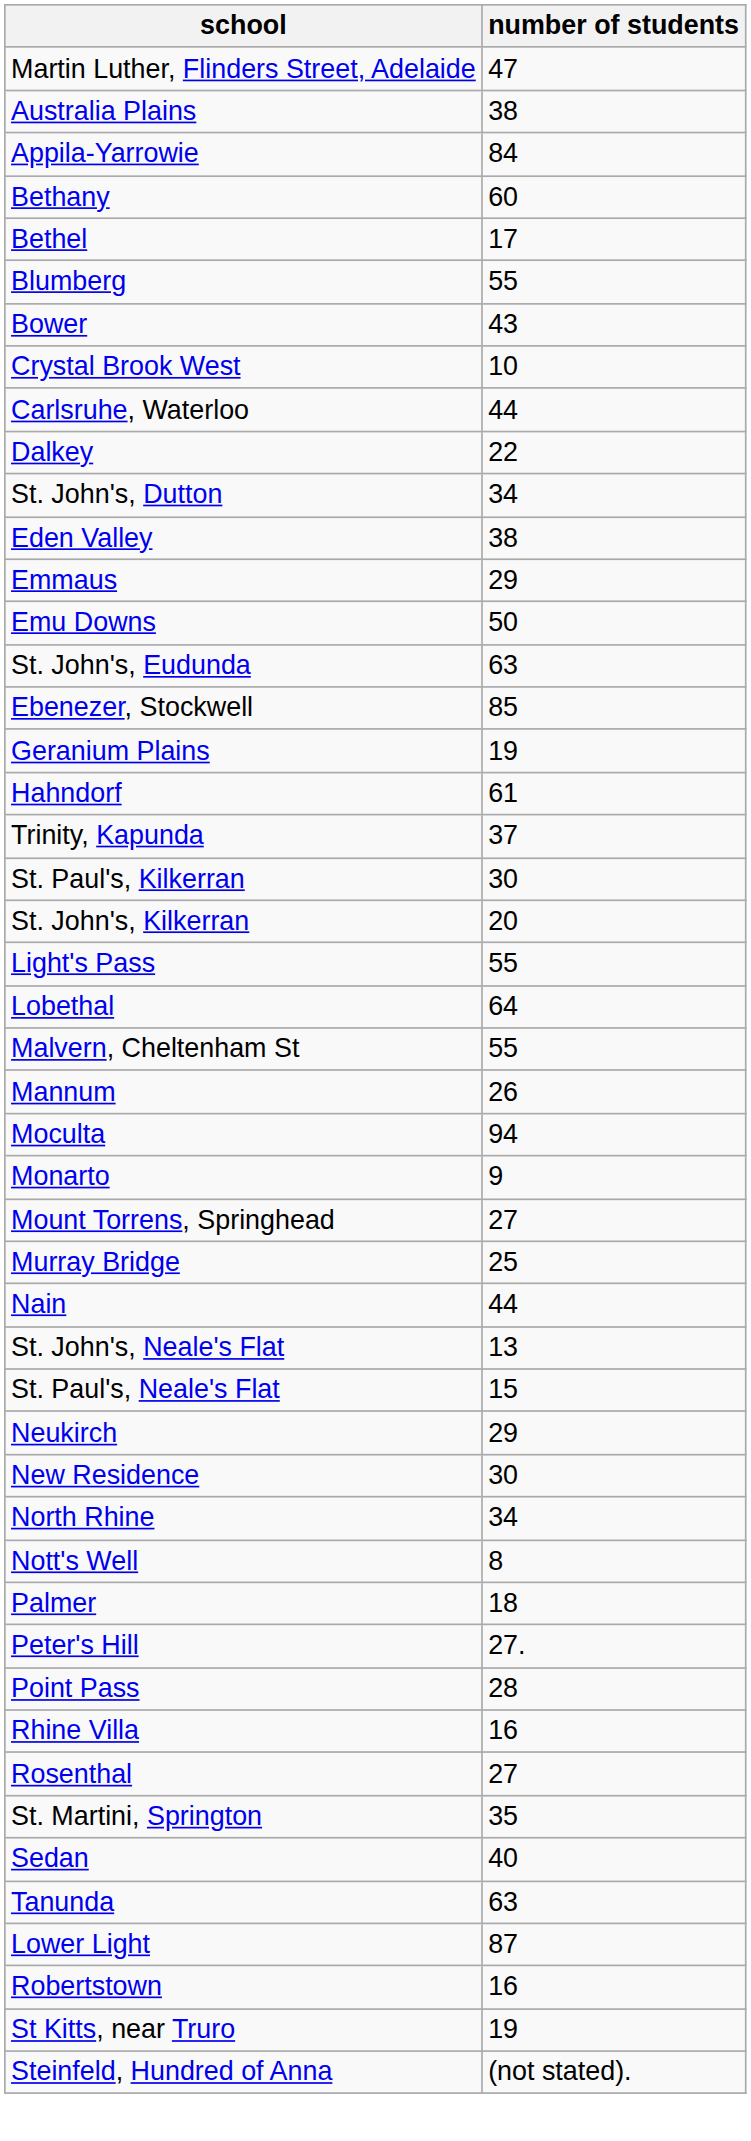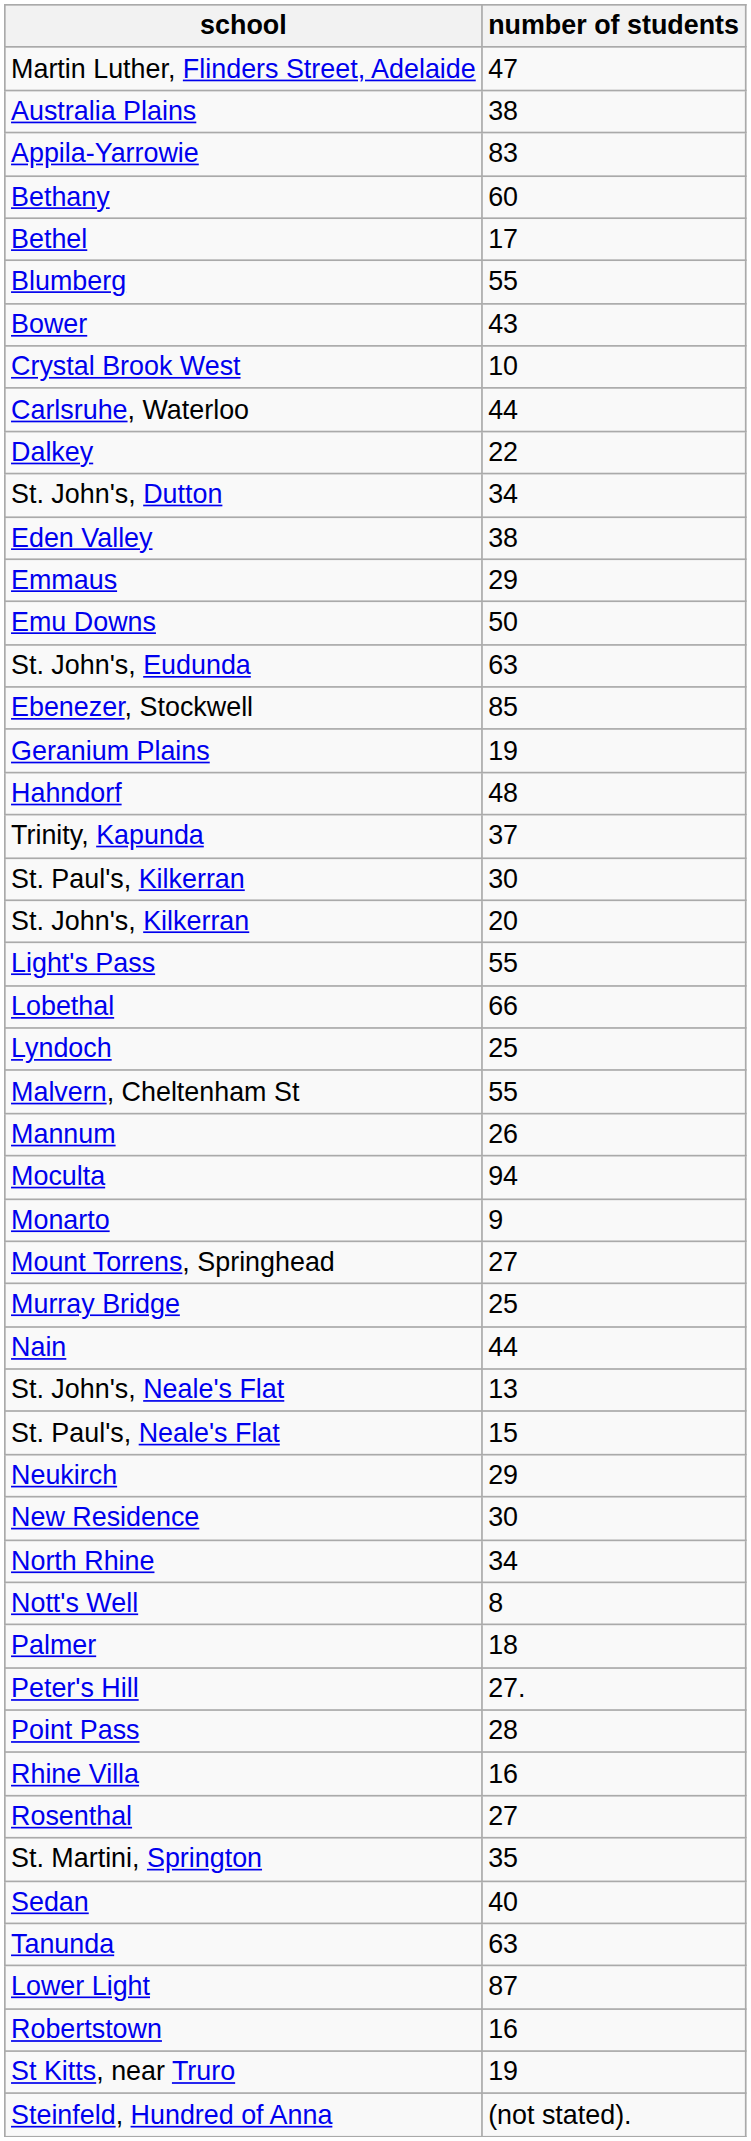(503, 153) 84 -> (503, 153) 83
(503, 793) 61 -> (503, 793) 48
(503, 1006) 64 -> (503, 1006) 66
+ row: (61, 1048)
